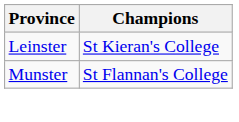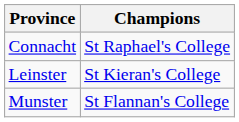+ row: (42, 46)
